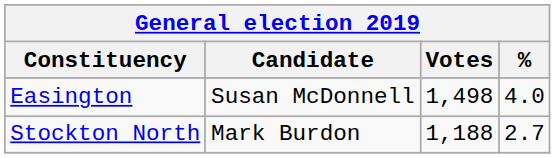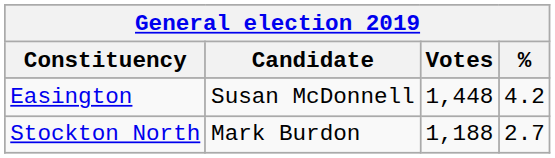(459, 97) 1,498 -> (459, 97) 1,448
(524, 97) 4.0 -> (524, 97) 4.2
